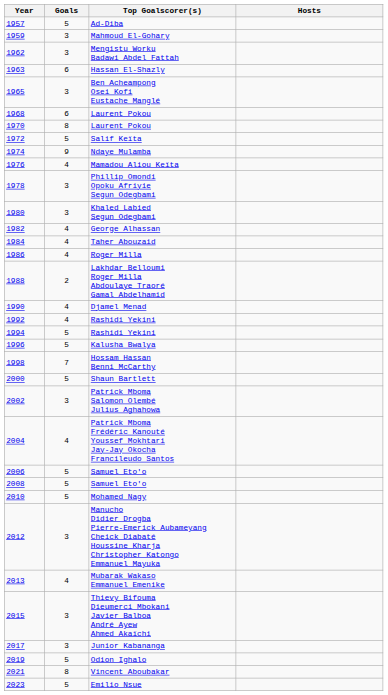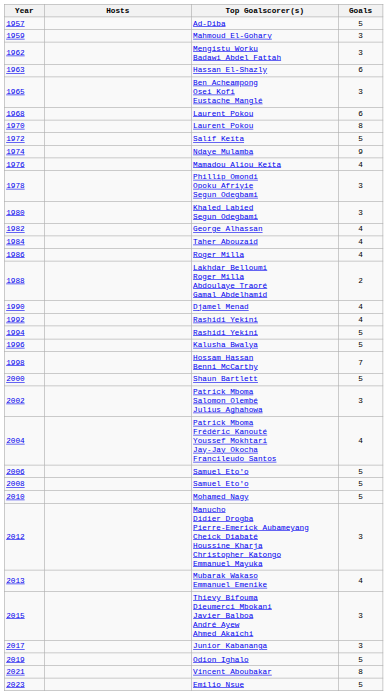columns swapped: (309, 10) <-> (67, 10)
